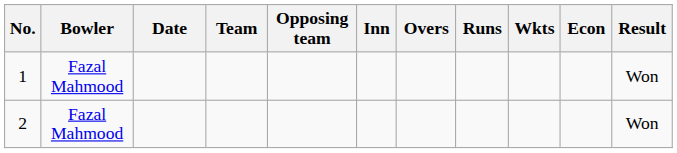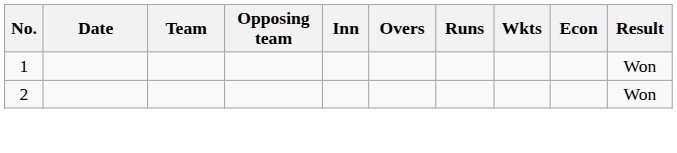- column: (87, 28)
